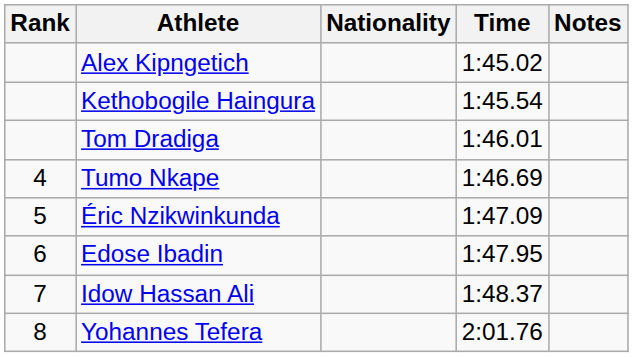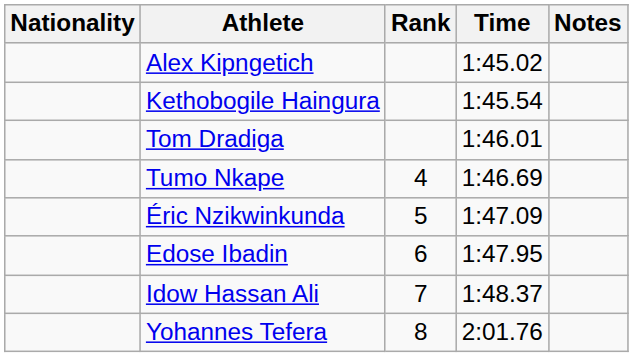columns swapped: (40, 23) <-> (388, 23)
